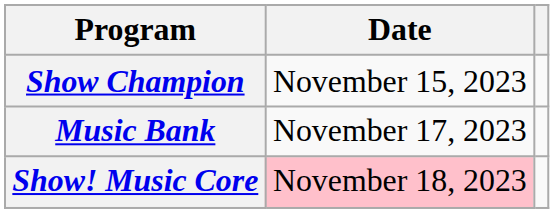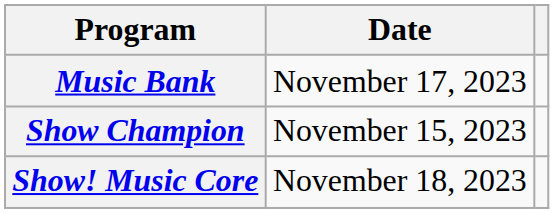rows swapped: (135, 80) <-> (135, 130)
(400, 181) pink background -> (400, 181) no background
